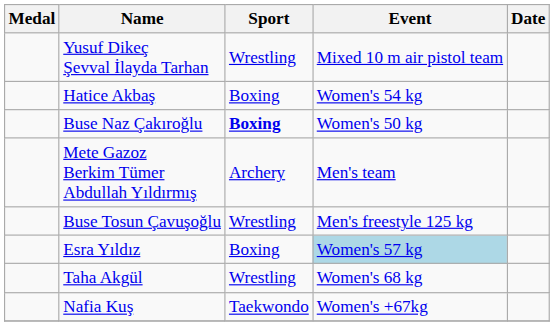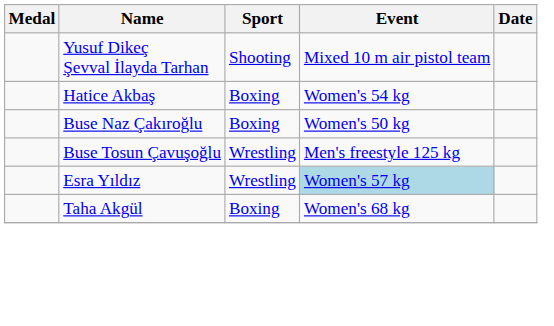(262, 57) Wrestling -> (260, 57) Shooting
(255, 124) bold -> (254, 124) normal
- row: (130, 172)
(254, 249) Boxing -> (262, 180) Wrestling
(262, 278) Wrestling -> (254, 209) Boxing
- row: (98, 306)
